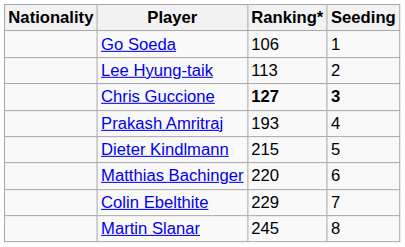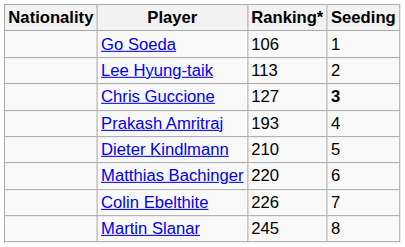(265, 96) bold -> (265, 96) normal
(265, 149) 215 -> (265, 149) 210
(265, 202) 229 -> (265, 202) 226
